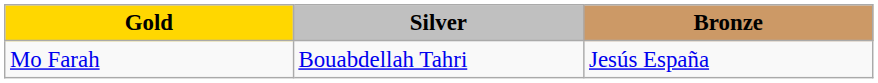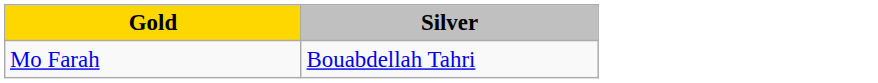- column: (728, 22)
